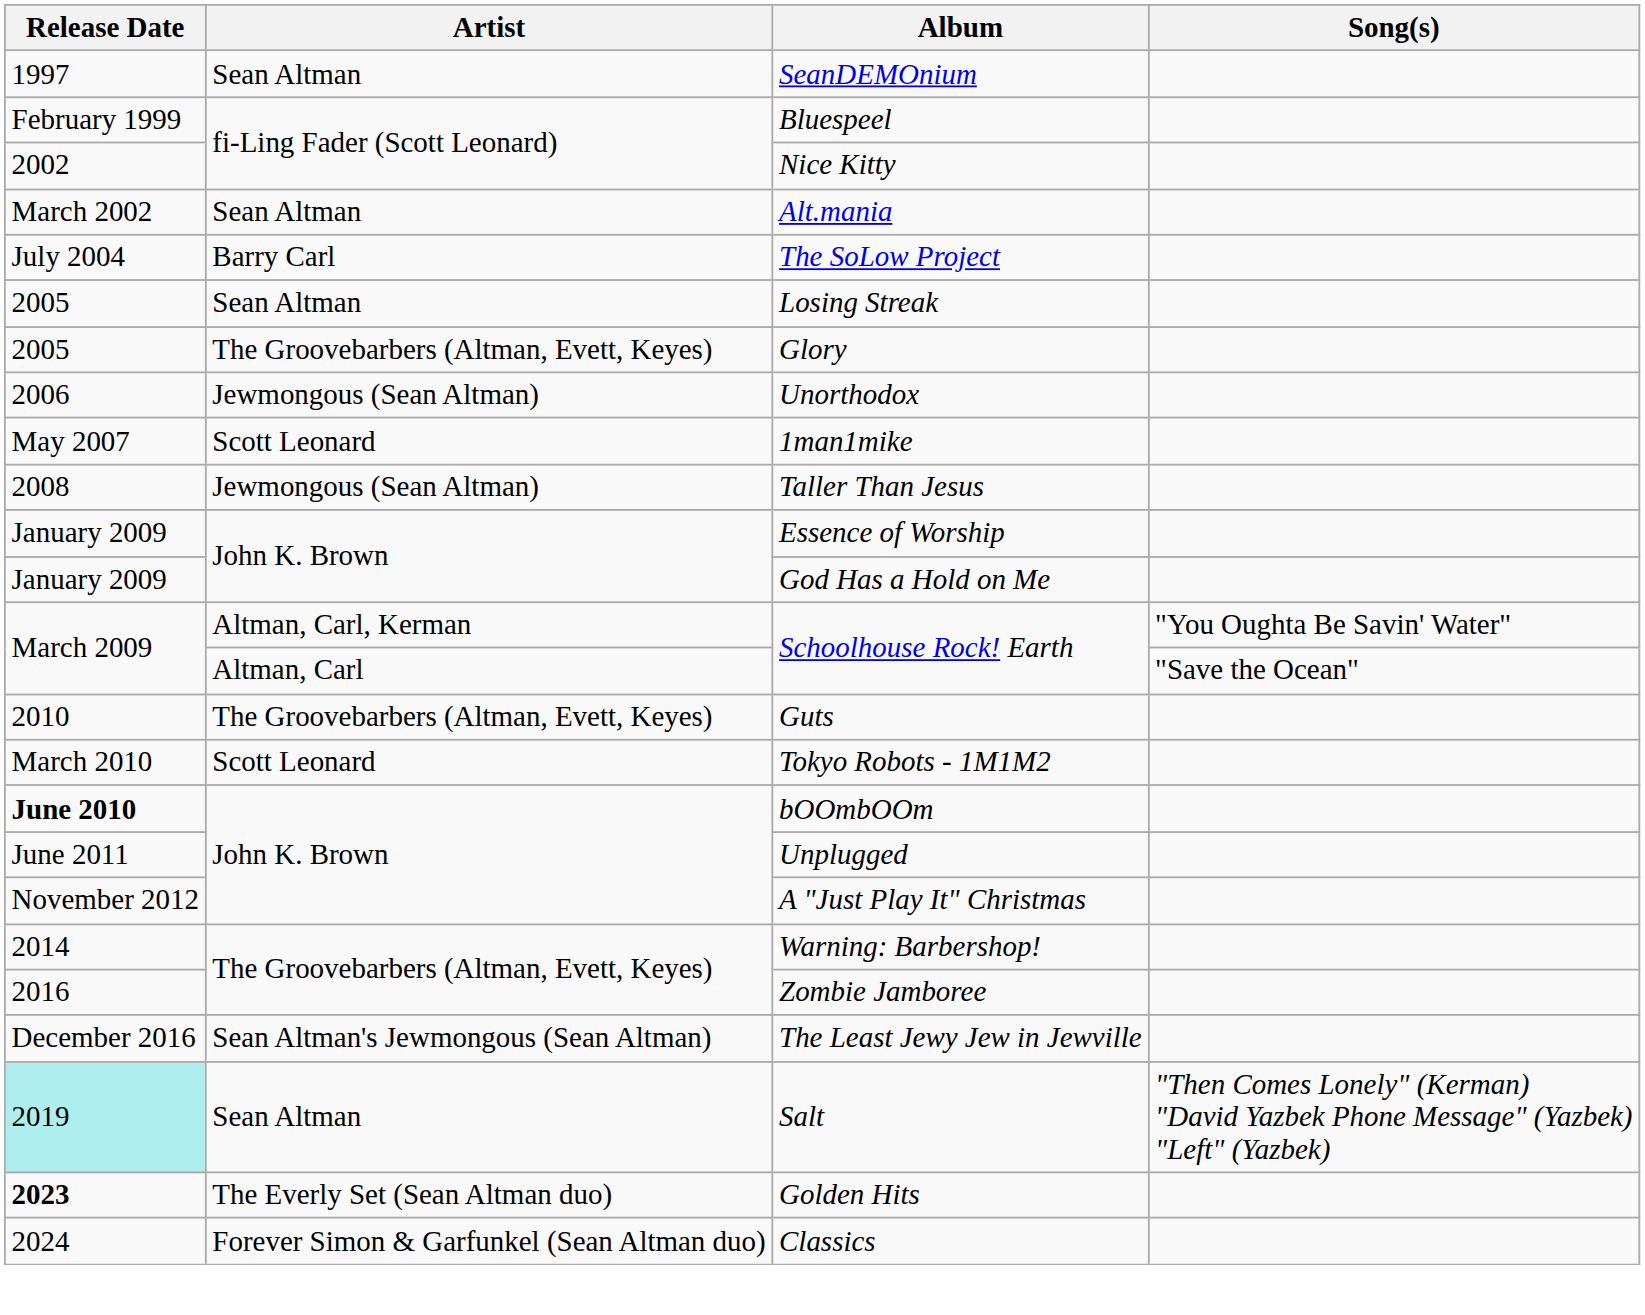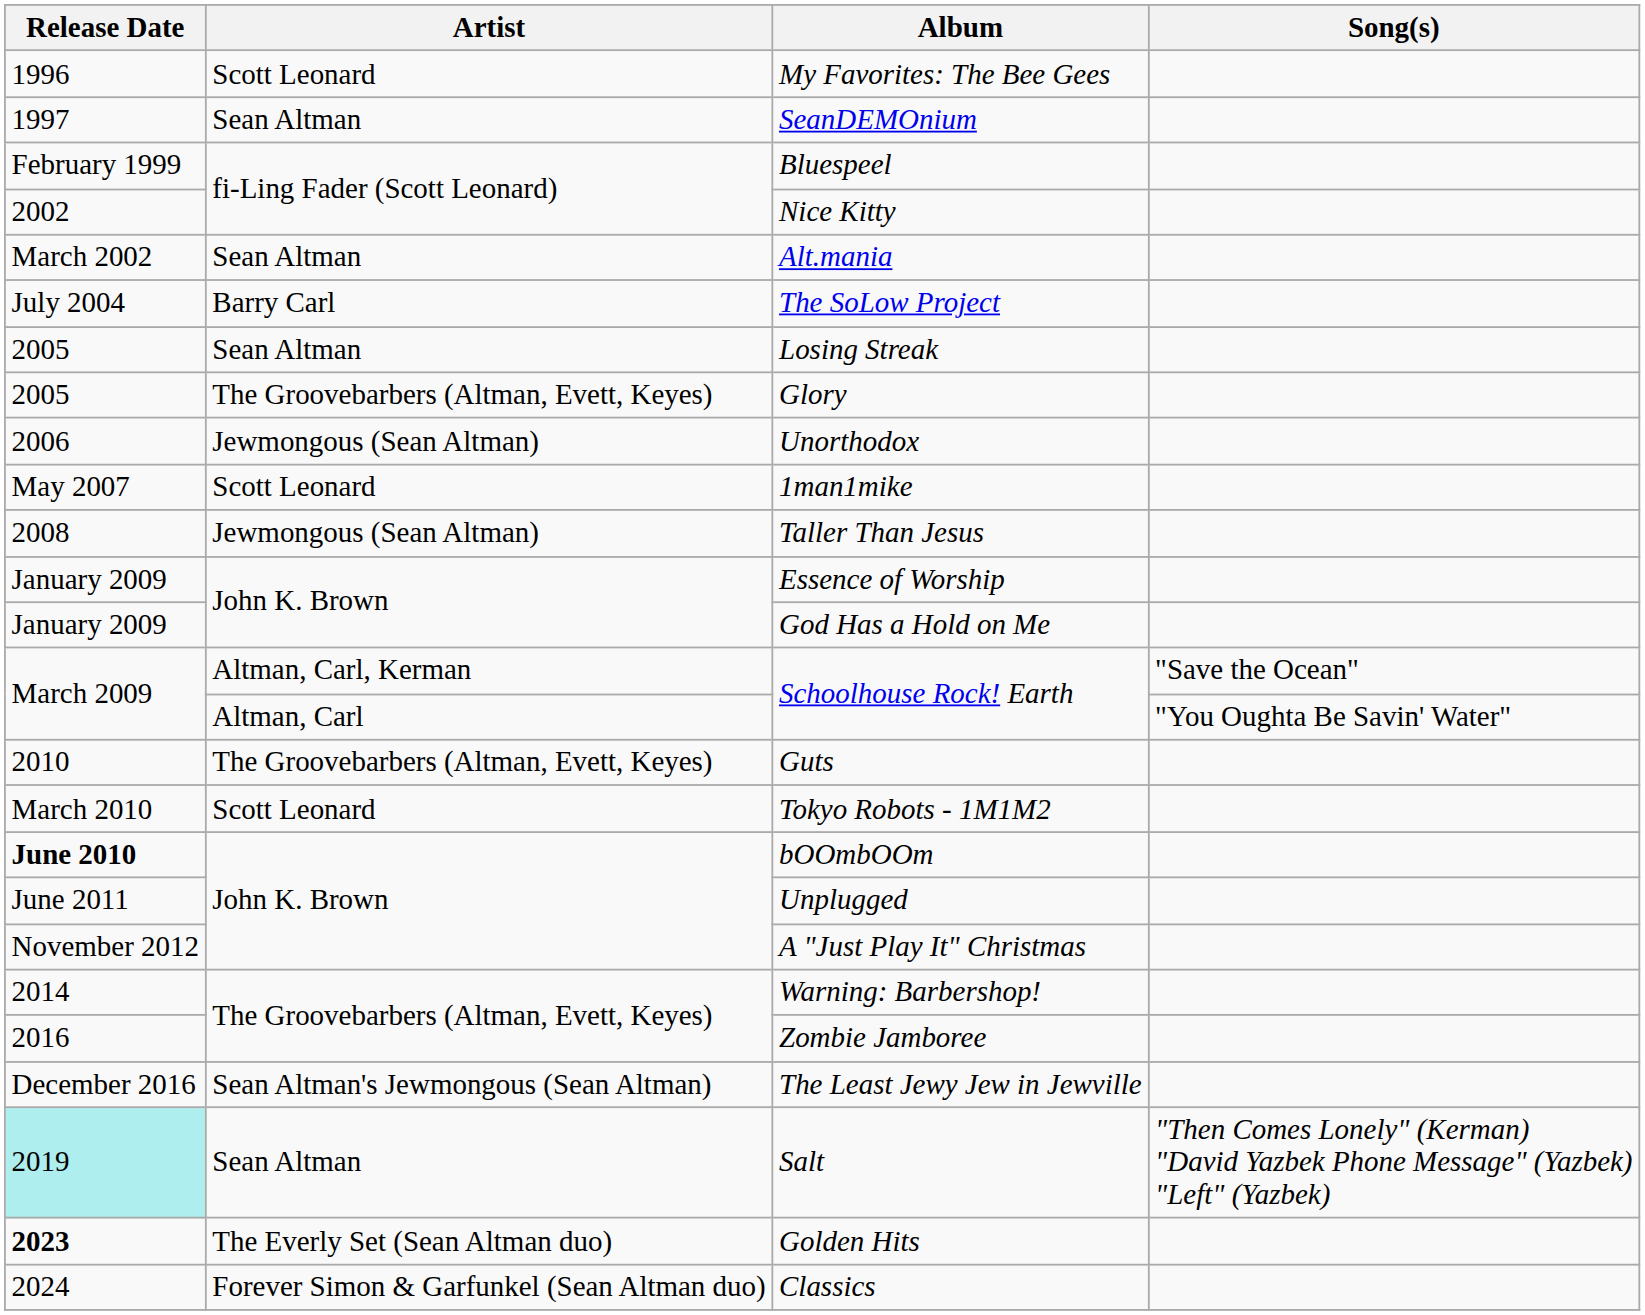+ row: (294, 73)
(1333, 624) "You Oughta Be Savin' Water" -> (1257, 670) "Save the Ocean"
(1257, 670) "Save the Ocean" -> (1333, 716) "You Oughta Be Savin' Water"
